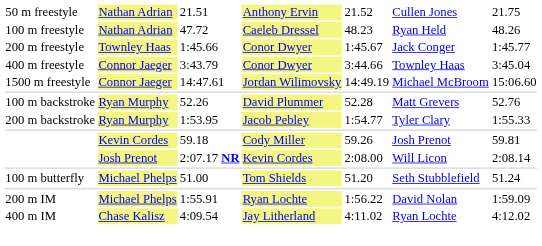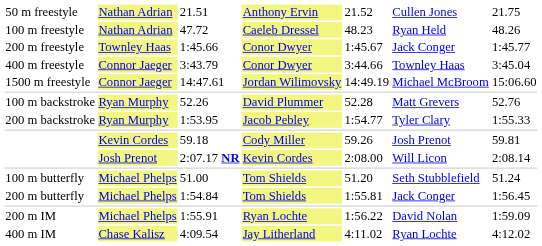+ row: (45, 195)
